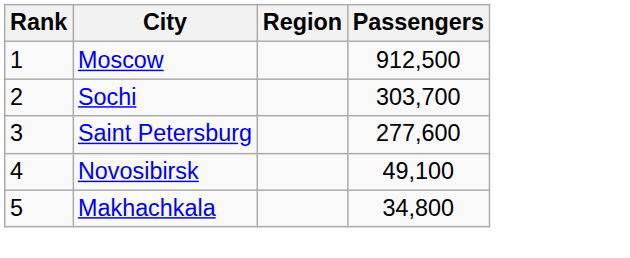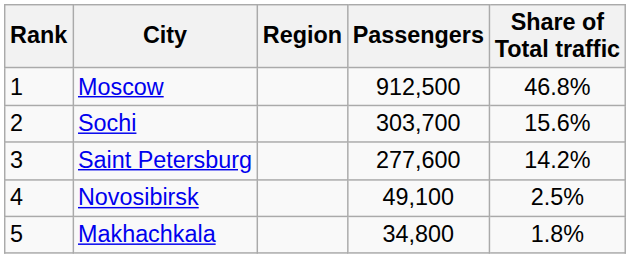+ column: (557, 36)
